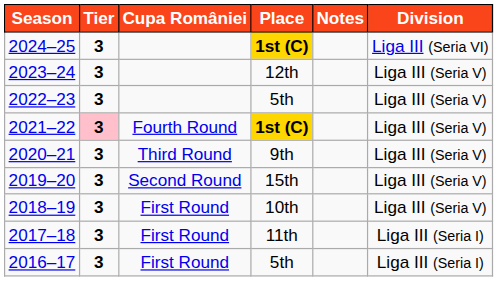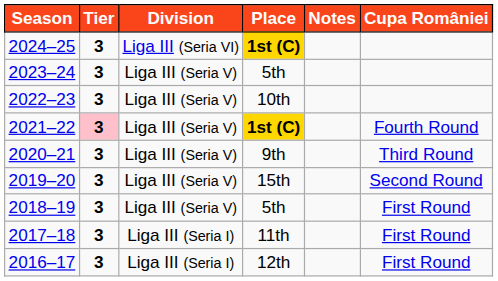columns swapped: (430, 19) <-> (185, 19)
(282, 73) 12th -> (274, 73) 5th
(282, 100) 5th -> (274, 100) 10th
(282, 208) 10th -> (274, 208) 5th
(282, 262) 5th -> (274, 262) 12th
